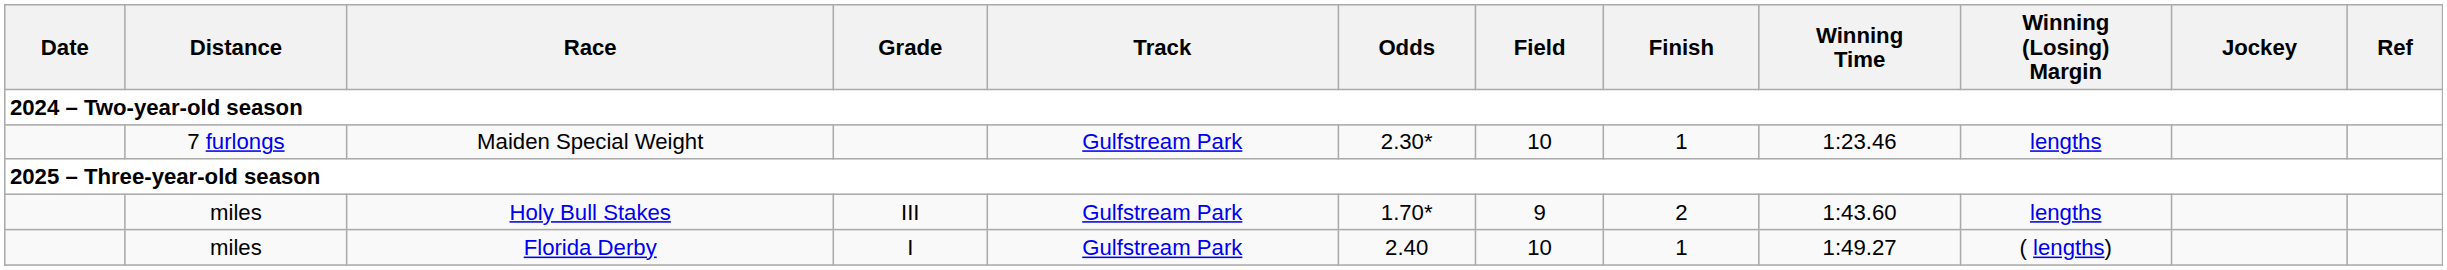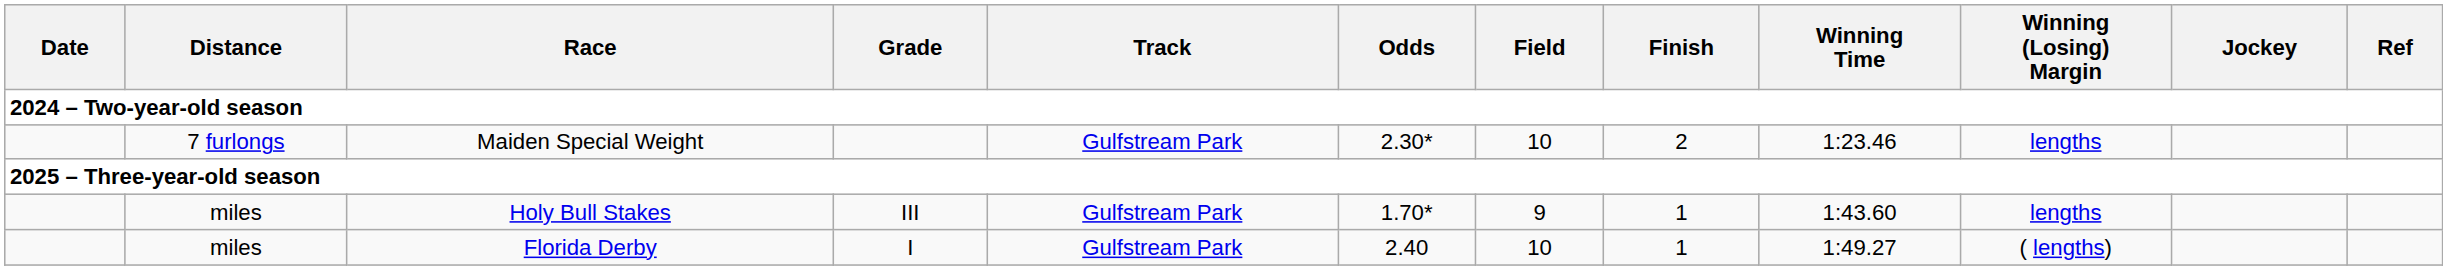(1681, 142) 1 -> (1681, 142) 2
(1681, 212) 2 -> (1681, 212) 1
